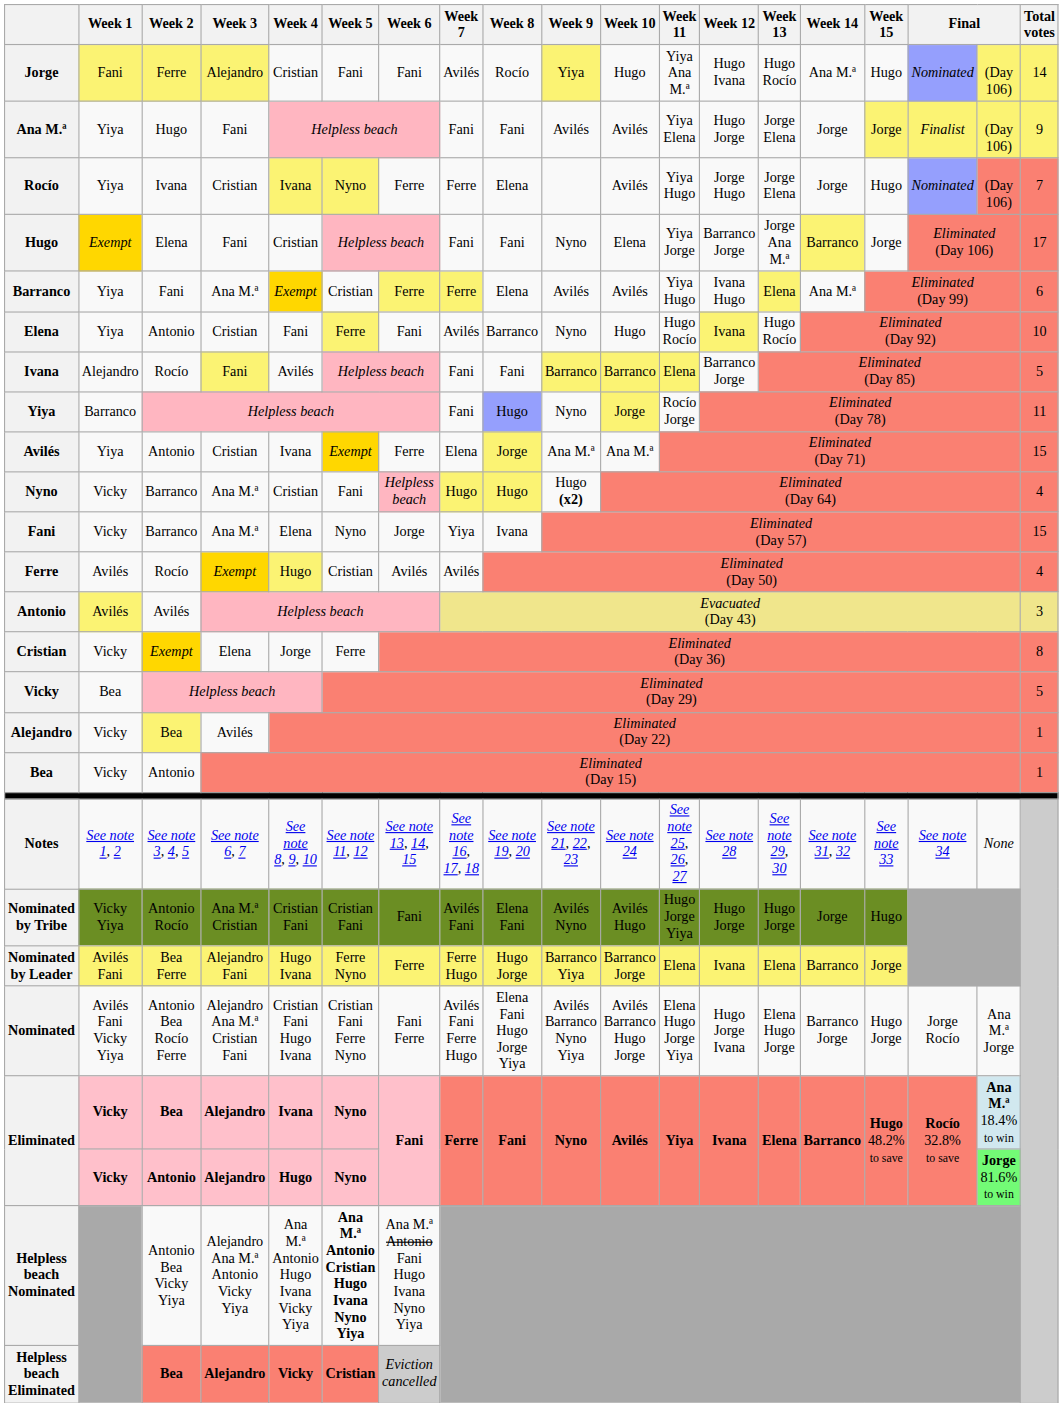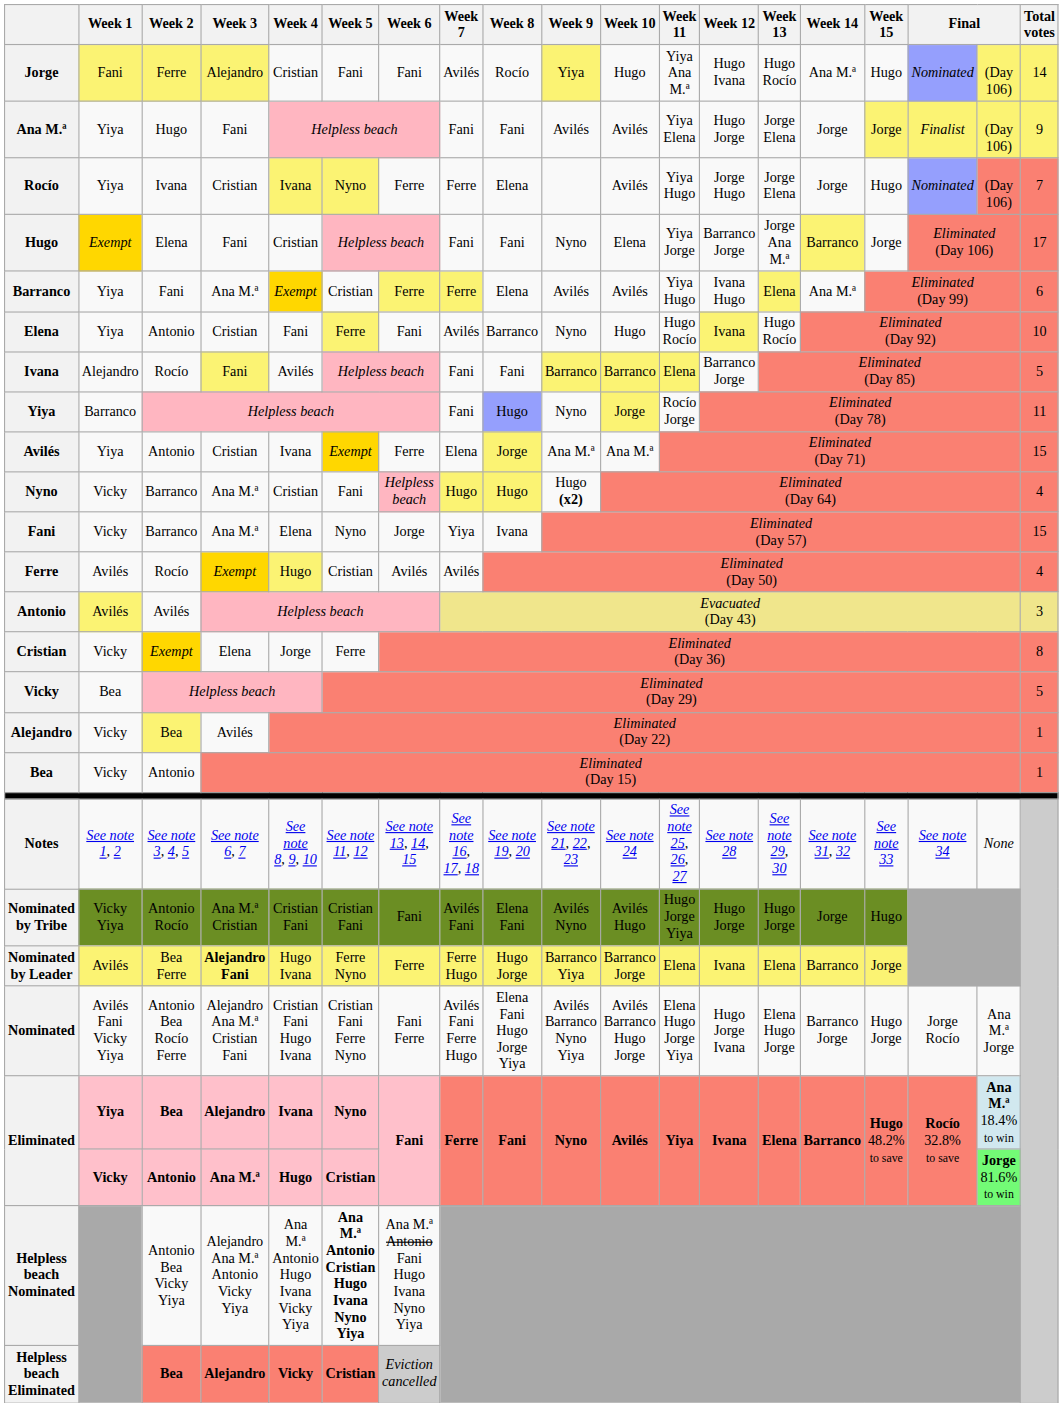(110, 965) Avilés Fani -> (110, 965) Avilés
(235, 965) normal -> (235, 965) bold
(110, 1112) Vicky -> (110, 1112) Yiya
(235, 1177) Alejandro -> (235, 1177) Ana M.ª
(350, 1177) Nyno -> (350, 1177) Cristian
